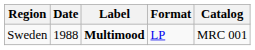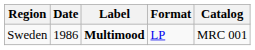(66, 34) 1988 -> (66, 34) 1986
